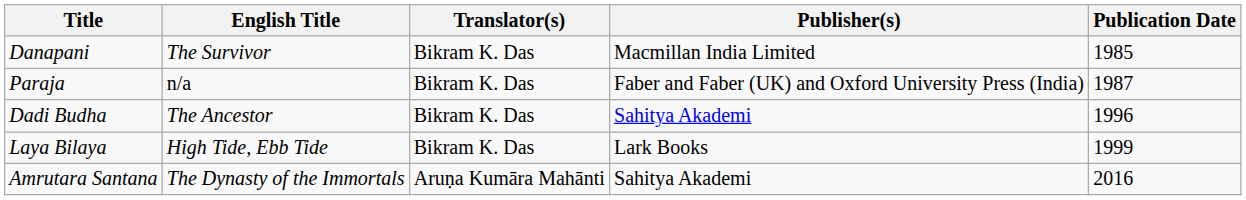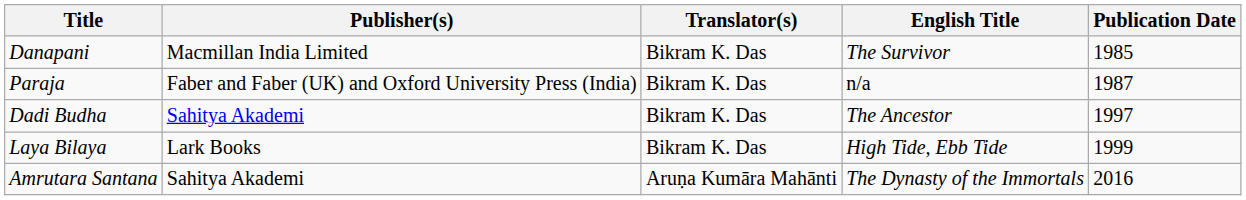columns swapped: (286, 20) <-> (849, 20)
(1113, 115) 1996 -> (1113, 115) 1997
